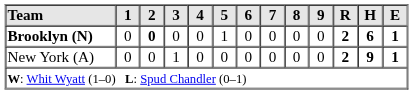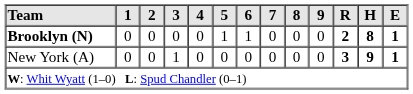(152, 36) bold -> (152, 36) normal
(248, 36) 0 -> (248, 36) 1
(370, 36) 6 -> (370, 36) 8
(345, 57) 2 -> (345, 57) 3
